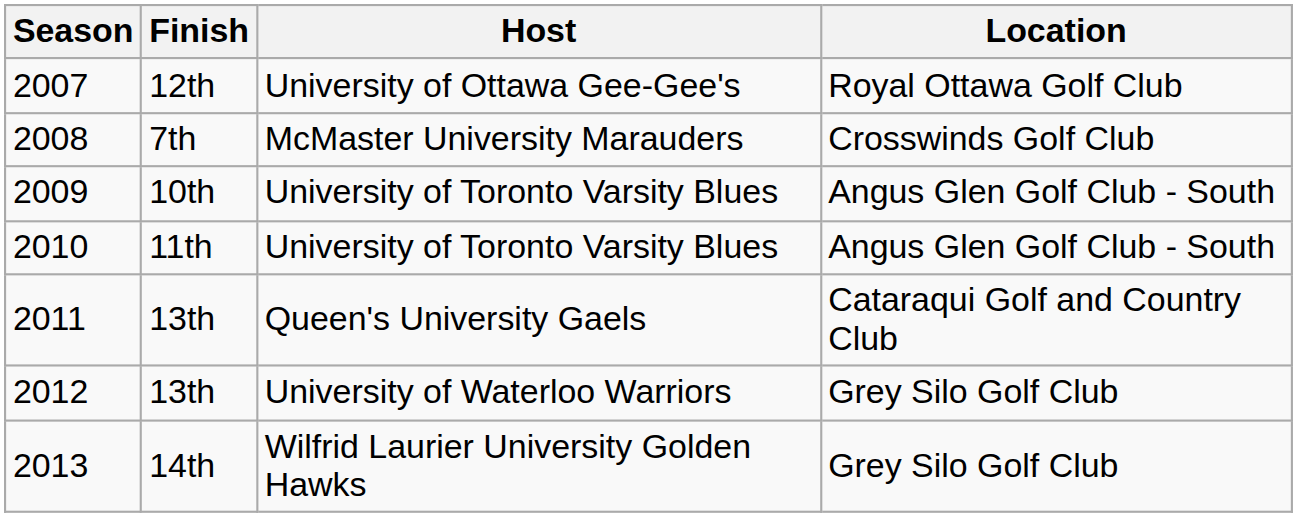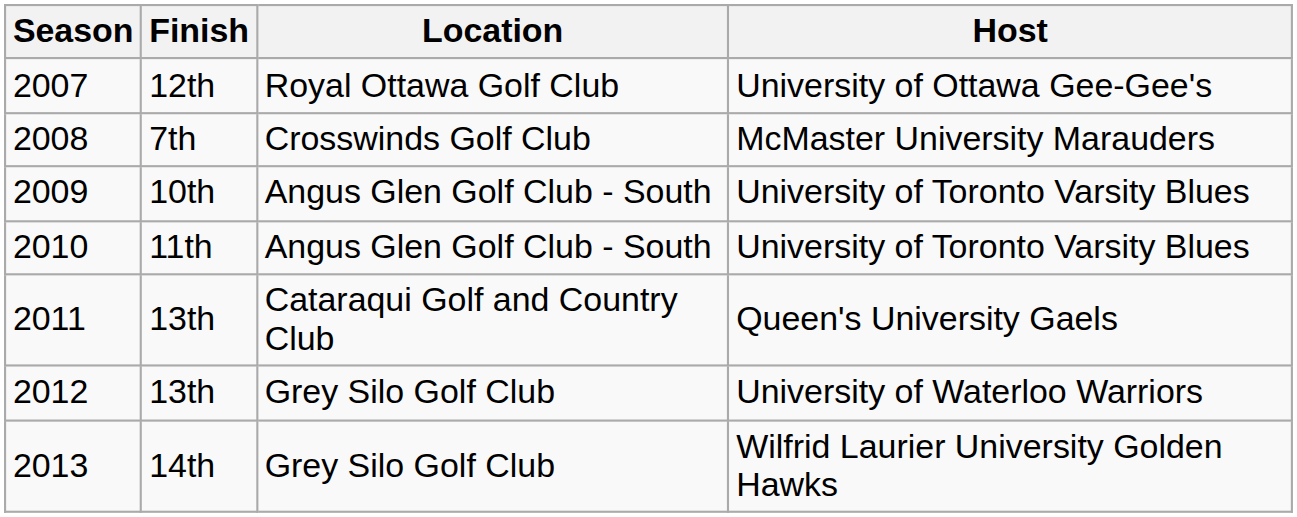columns swapped: (1056, 31) <-> (539, 31)
